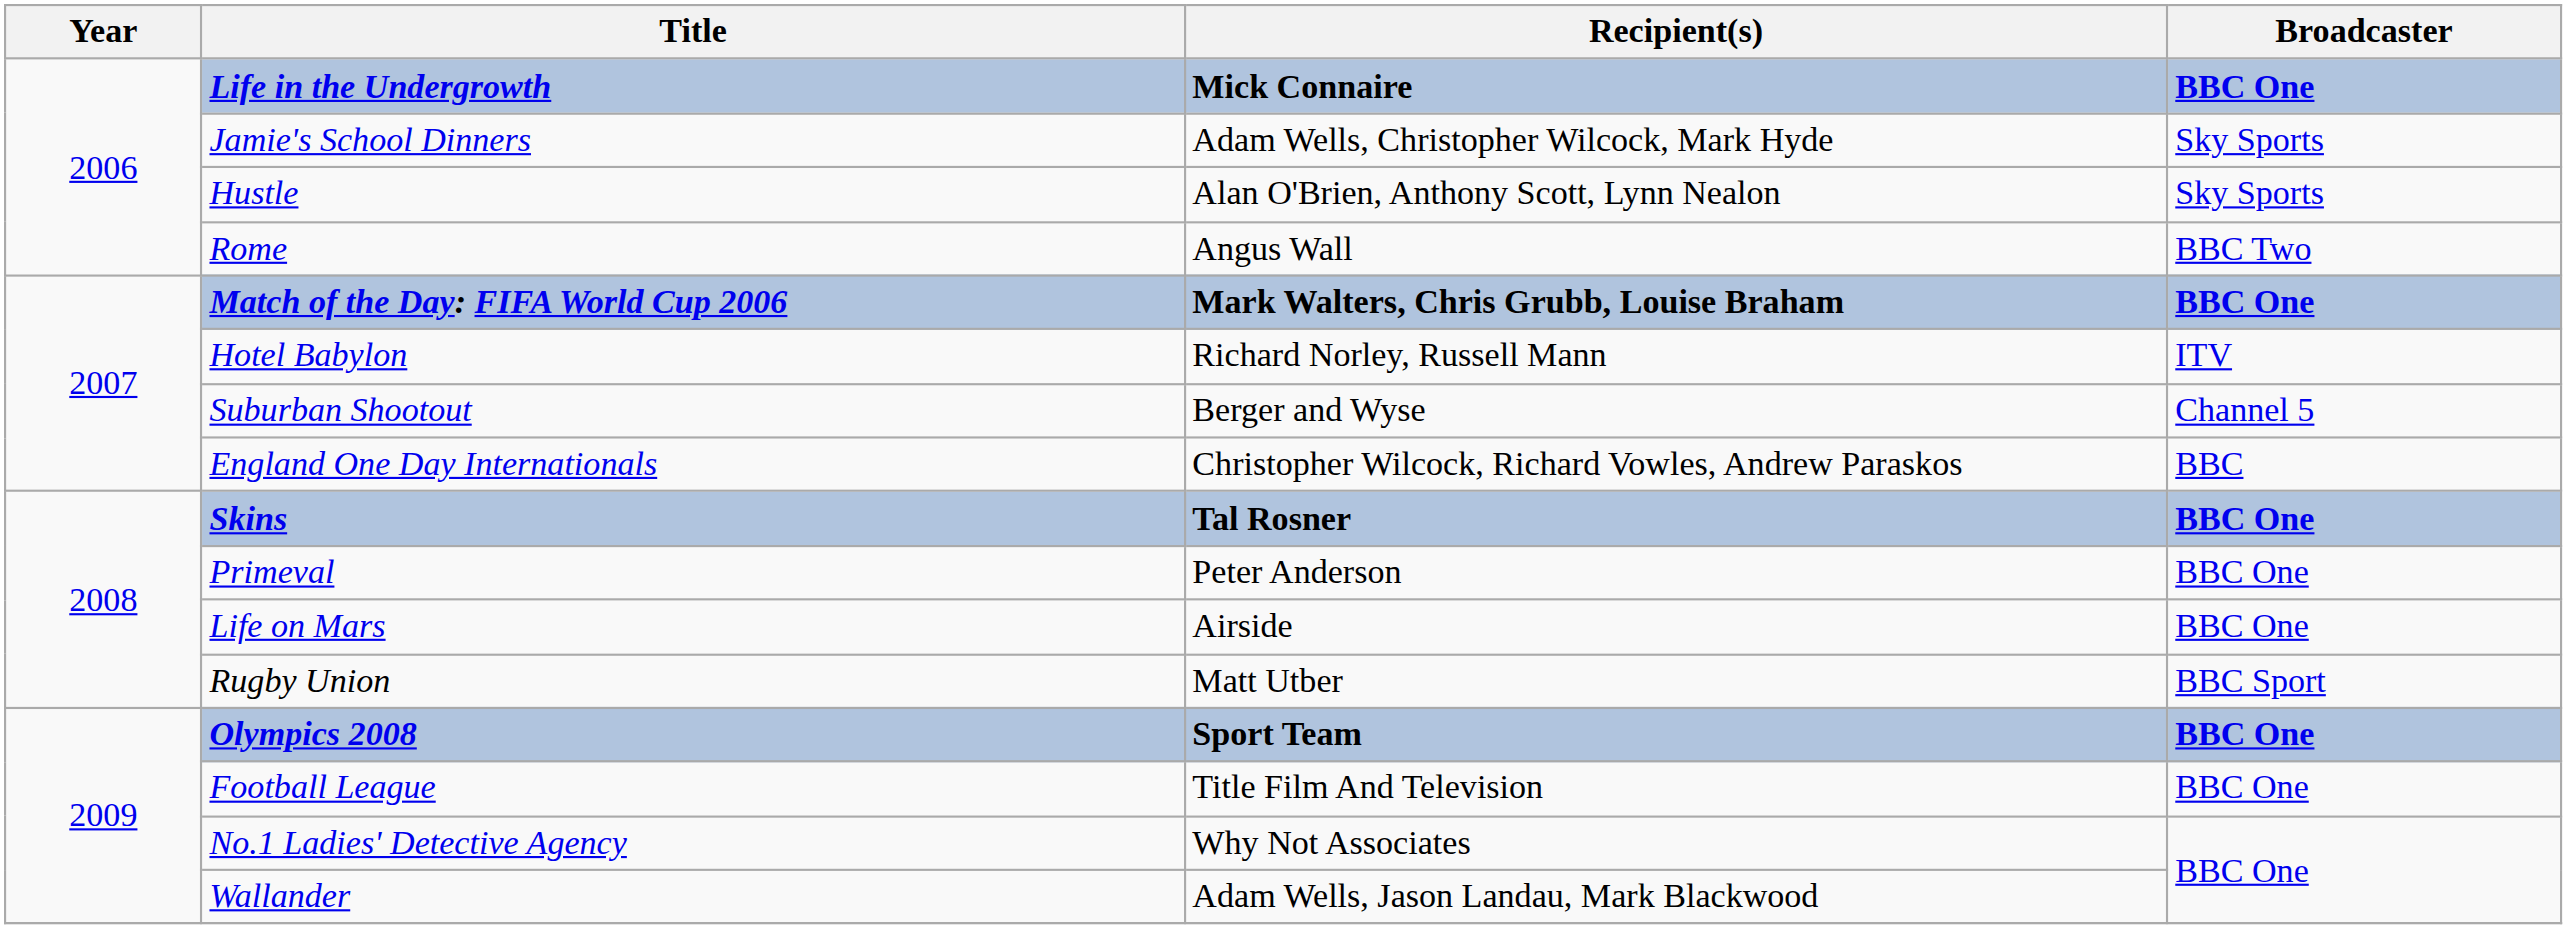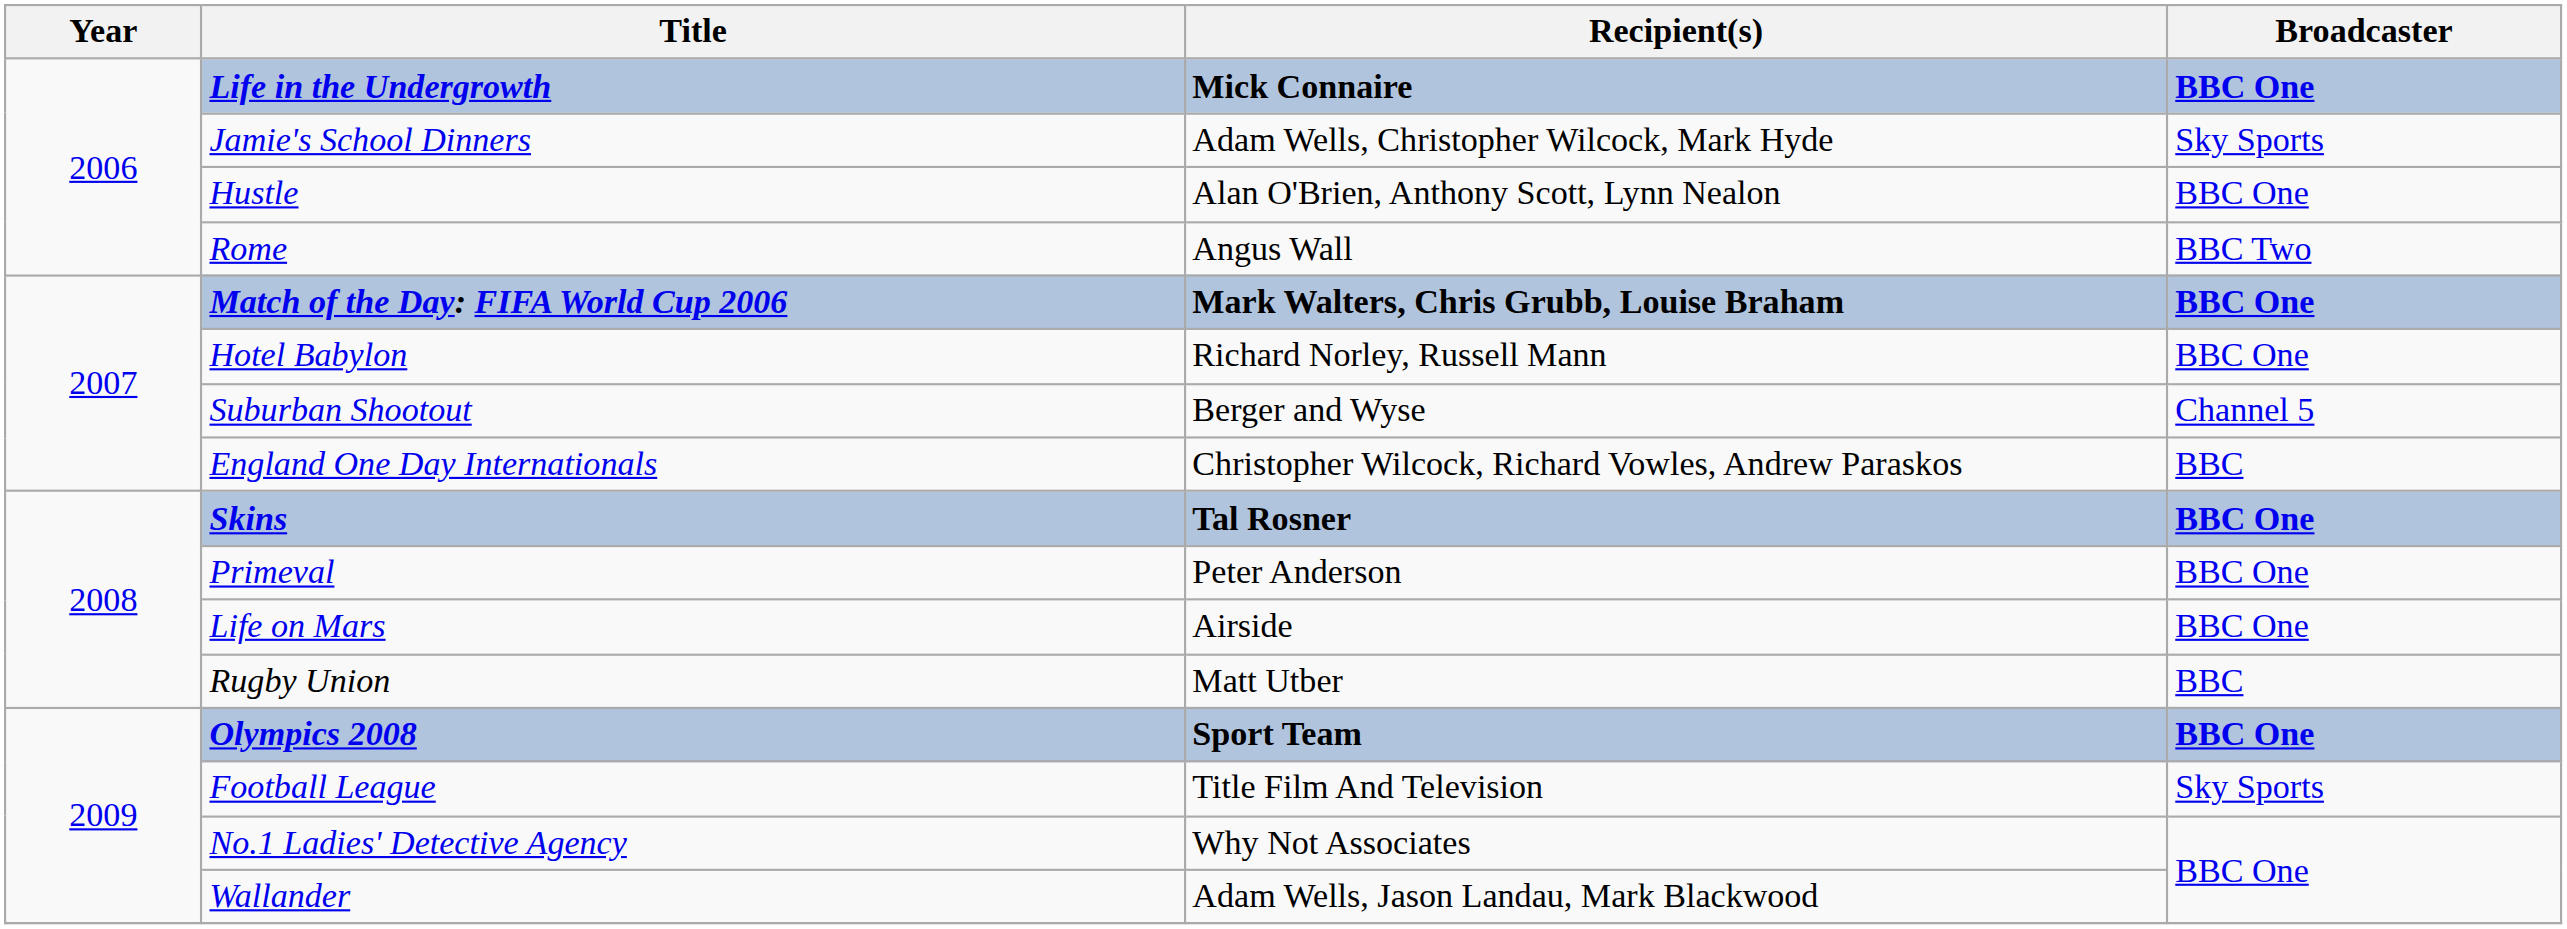(2250, 193) Sky Sports -> (2242, 193) BBC One
(2204, 355) ITV -> (2242, 355) BBC One
(2251, 680) BBC Sport -> (2209, 680) BBC
(2242, 788) BBC One -> (2250, 788) Sky Sports
